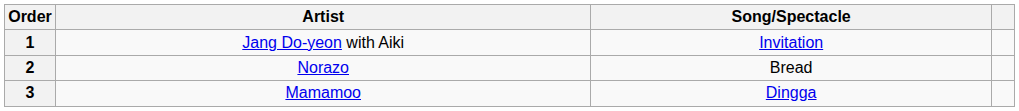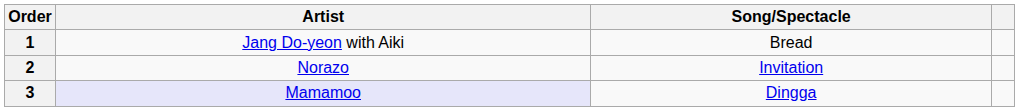(791, 42) Invitation -> (791, 42) Bread
(791, 67) Bread -> (791, 67) Invitation
(323, 93) no background -> (323, 93) lavender background
